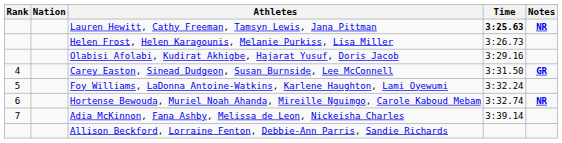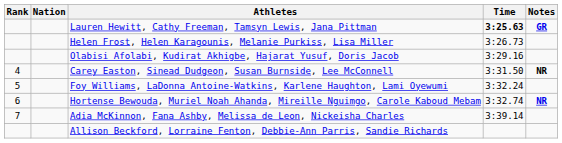(542, 27) NR -> (542, 27) GR
(542, 71) GR -> (542, 71) NR
